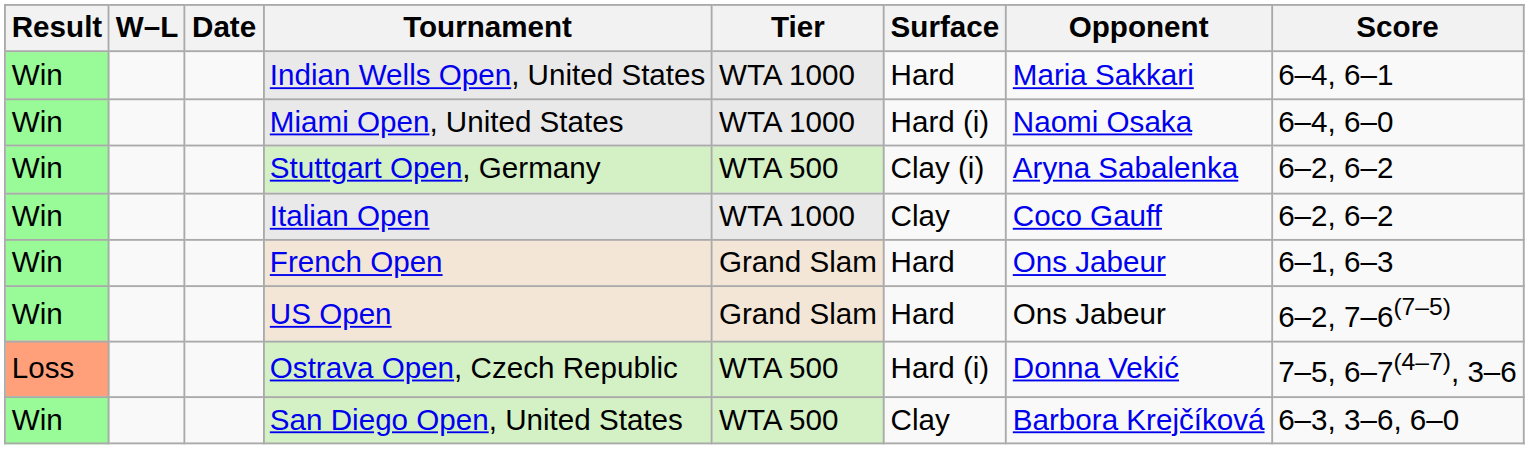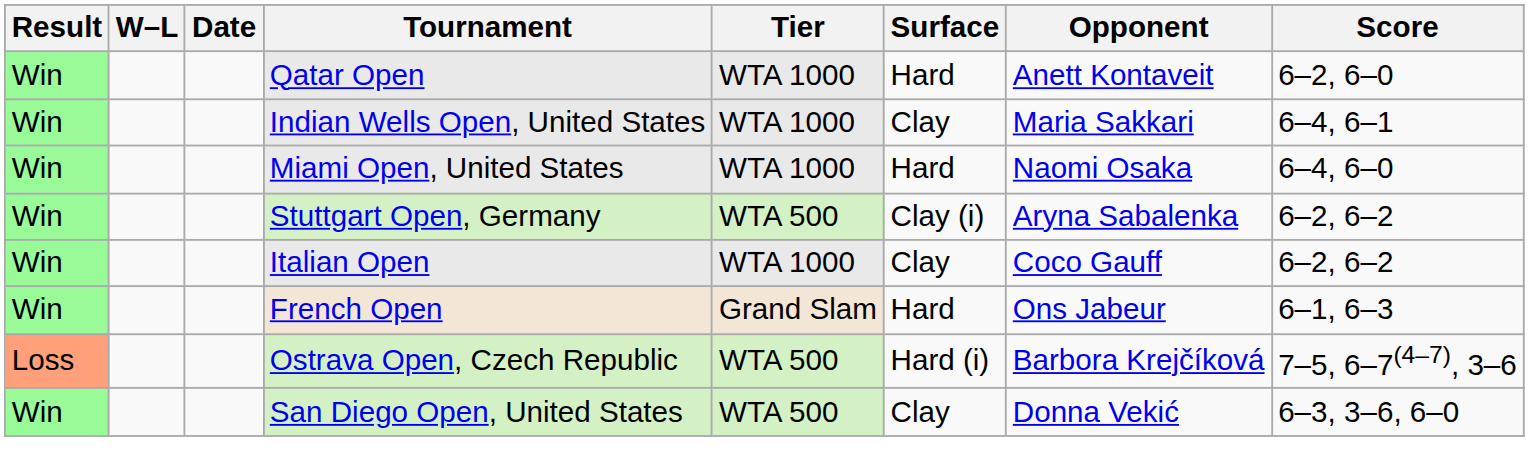+ row: (347, 74)
(923, 74) Hard -> (920, 121) Clay
(940, 121) Hard (i) -> (923, 168) Hard
- row: (331, 313)
(1096, 368) Donna Vekić -> (1139, 360) Barbora Krejčíková
(1139, 419) Barbora Krejčíková -> (1096, 411) Donna Vekić
